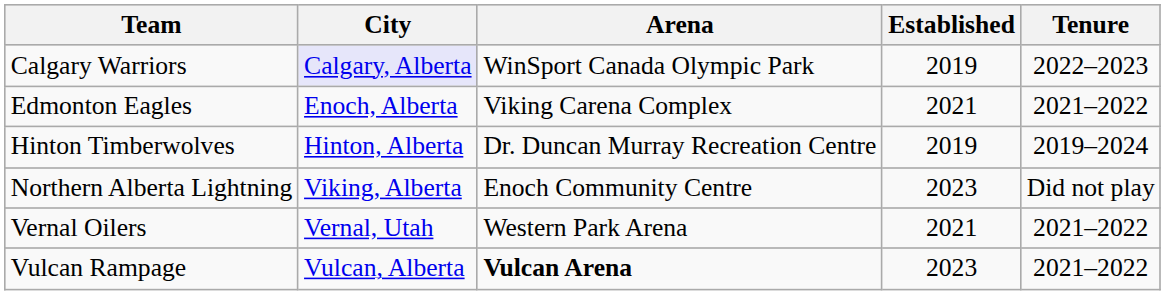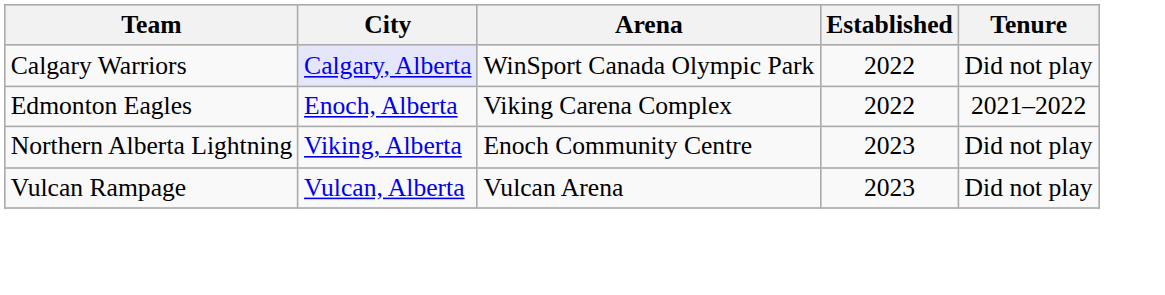(952, 65) 2019 -> (889, 65) 2022
(1091, 65) 2022–2023 -> (1029, 65) Did not play
(952, 106) 2021 -> (889, 106) 2022
- row: (123, 146)
- row: (79, 227)
(558, 268) bold -> (553, 187) normal
(1091, 268) 2021–2022 -> (1029, 187) Did not play
